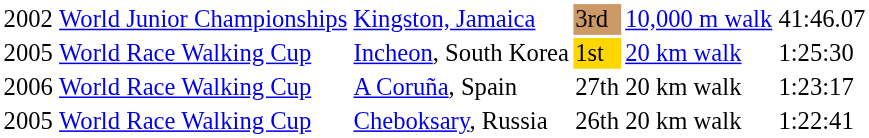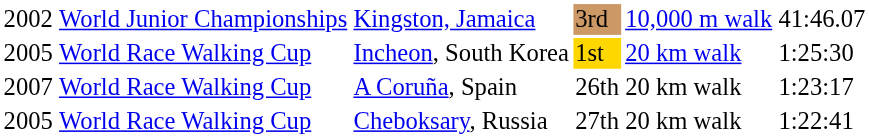(28, 86) 2006 -> (28, 86) 2007
(597, 86) 27th -> (597, 86) 26th
(597, 120) 26th -> (597, 120) 27th
